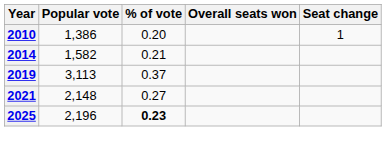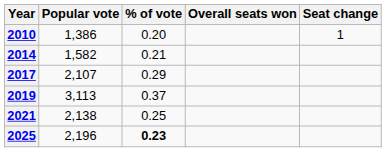+ row: (22, 75)
(80, 95) 2,148 -> (80, 116) 2,138
(154, 95) 0.27 -> (154, 116) 0.25
